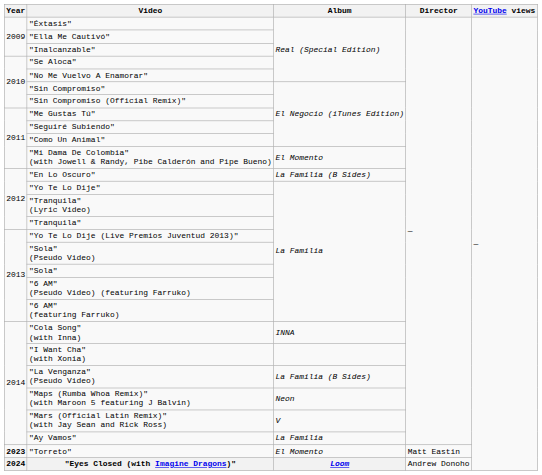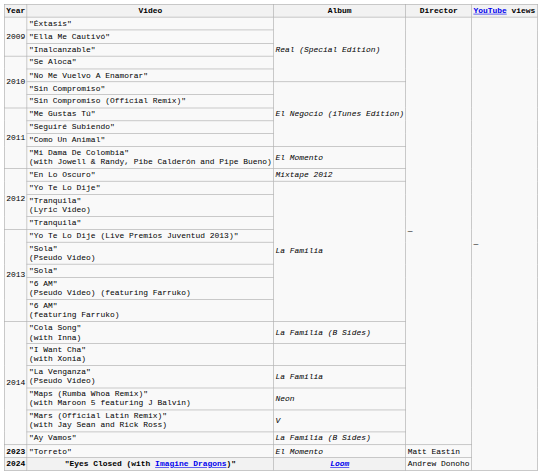(323, 175) La Familia (B Sides) -> (304, 175) Mixtape 2012
(285, 333) INNA -> (323, 333) La Familia (B Sides)
(323, 377) La Familia (B Sides) -> (299, 377) La Familia
(299, 438) La Familia -> (323, 438) La Familia (B Sides)
